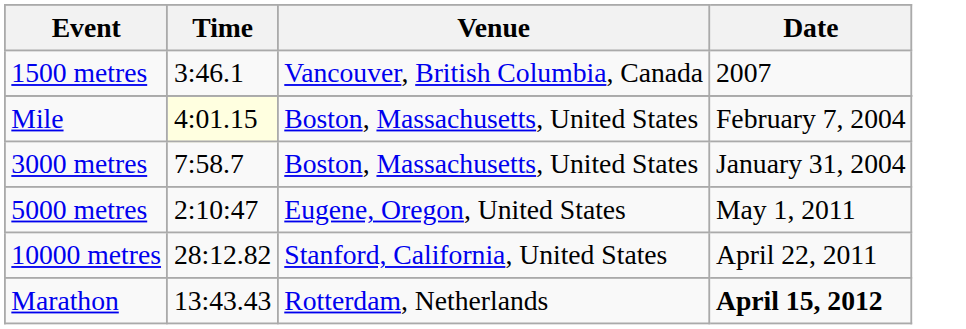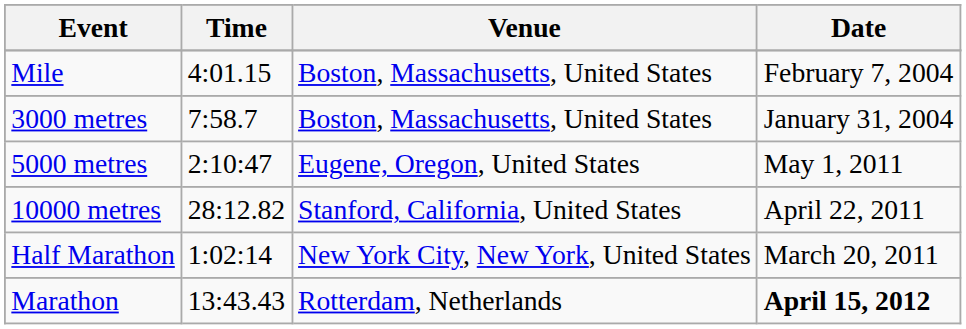- row: (79, 73)
(216, 118) lightyellow background -> (230, 73) no background
+ row: (93, 255)
